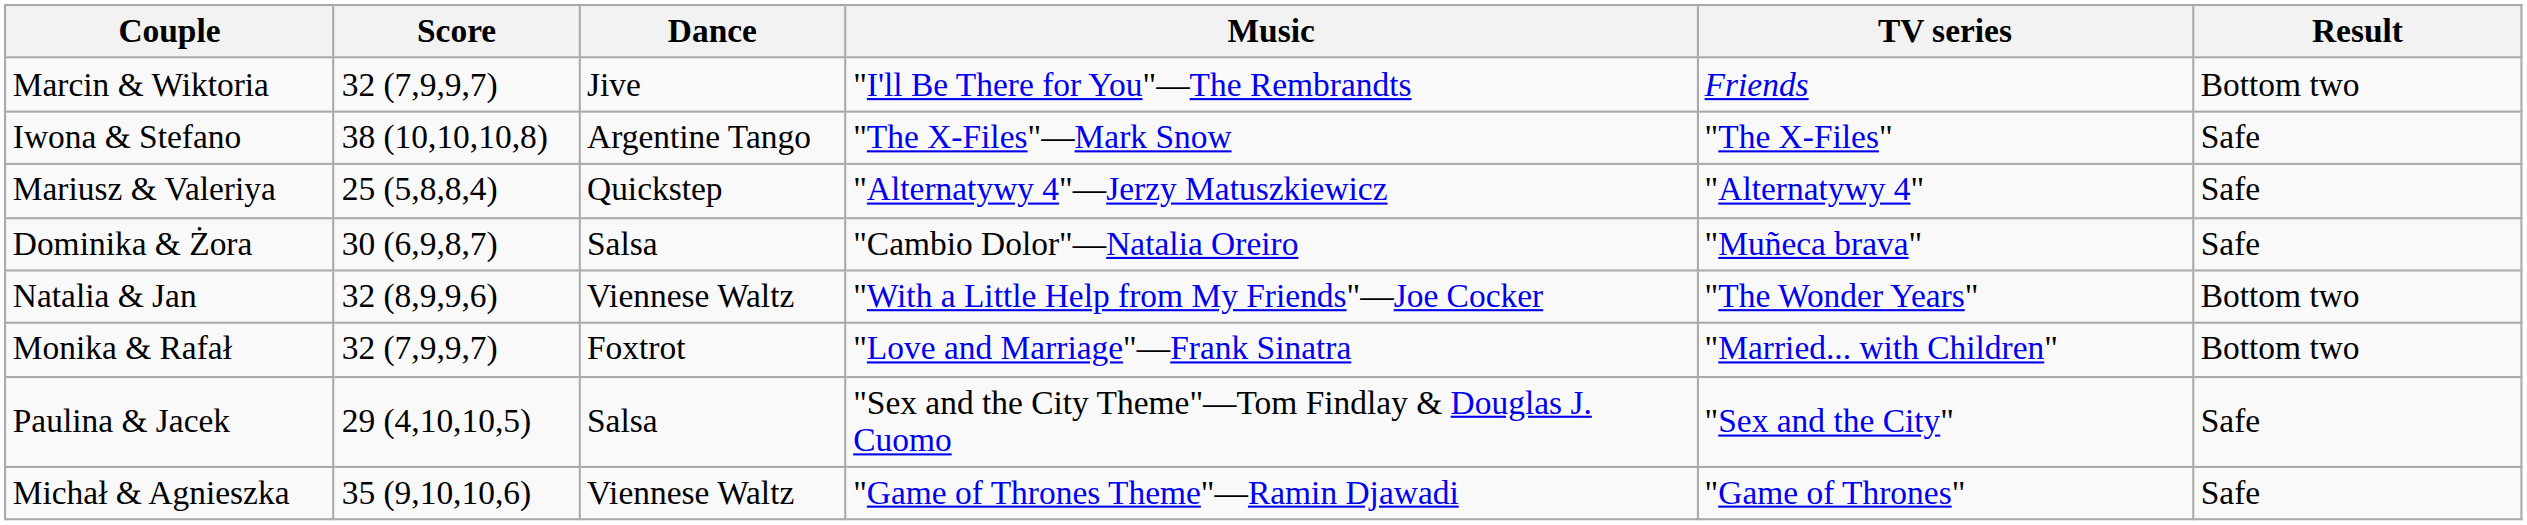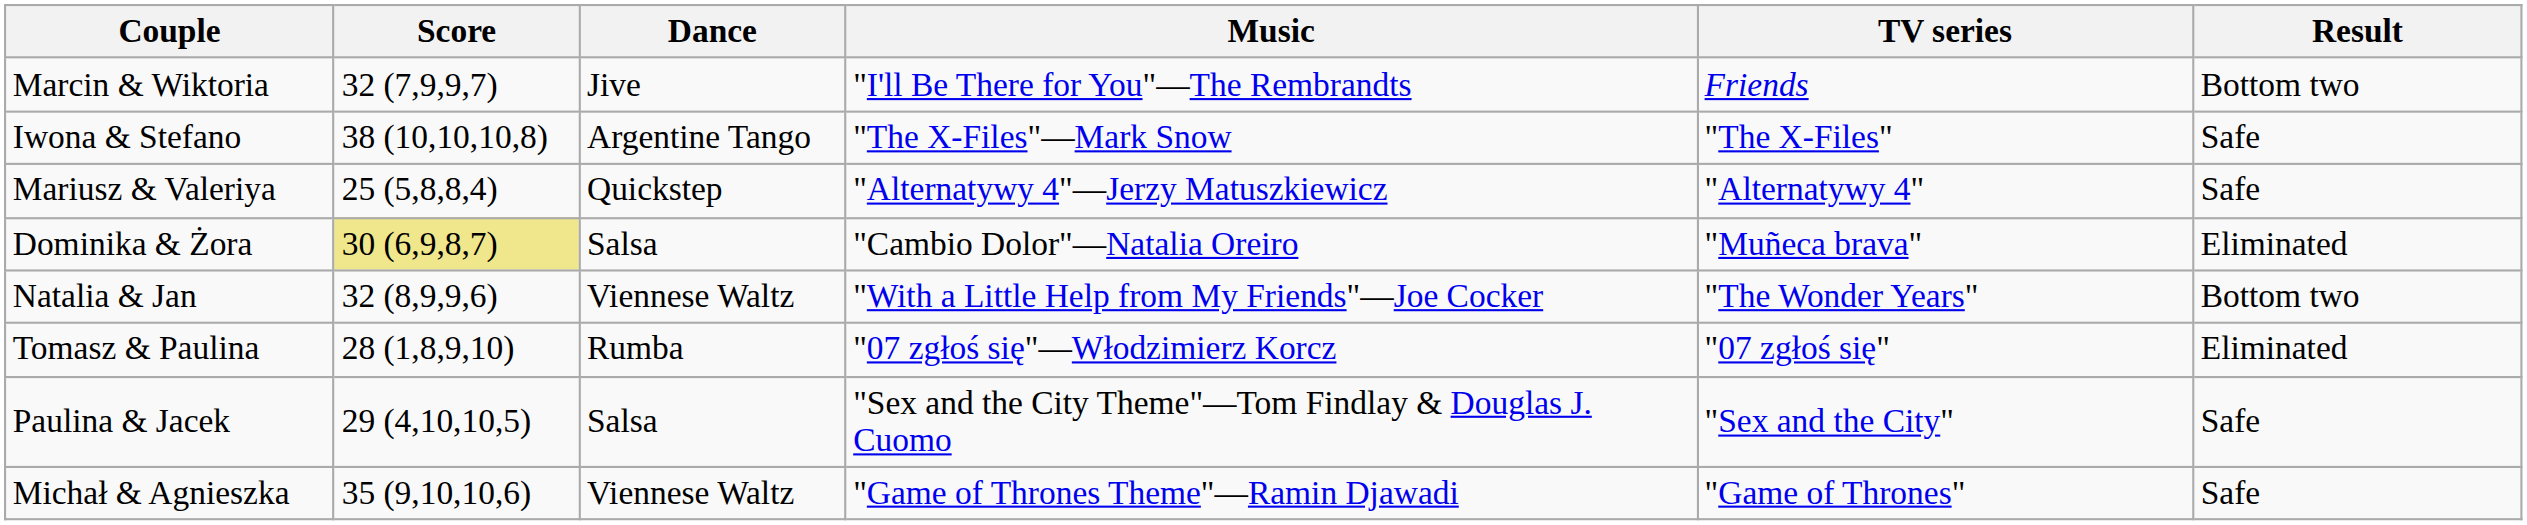(420, 243) no background -> (420, 243) khaki background
(2230, 243) Safe -> (2274, 243) Eliminated
+ row: (136, 349)
- row: (122, 349)
